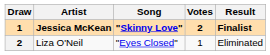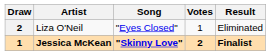rows swapped: (74, 27) <-> (59, 43)
